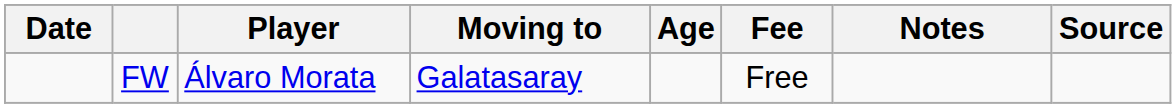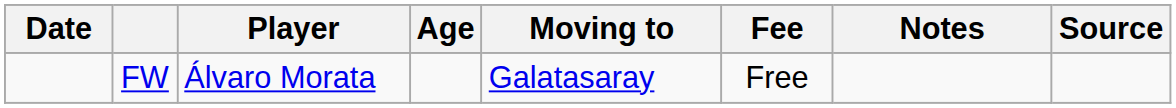columns swapped: (686, 28) <-> (530, 28)
